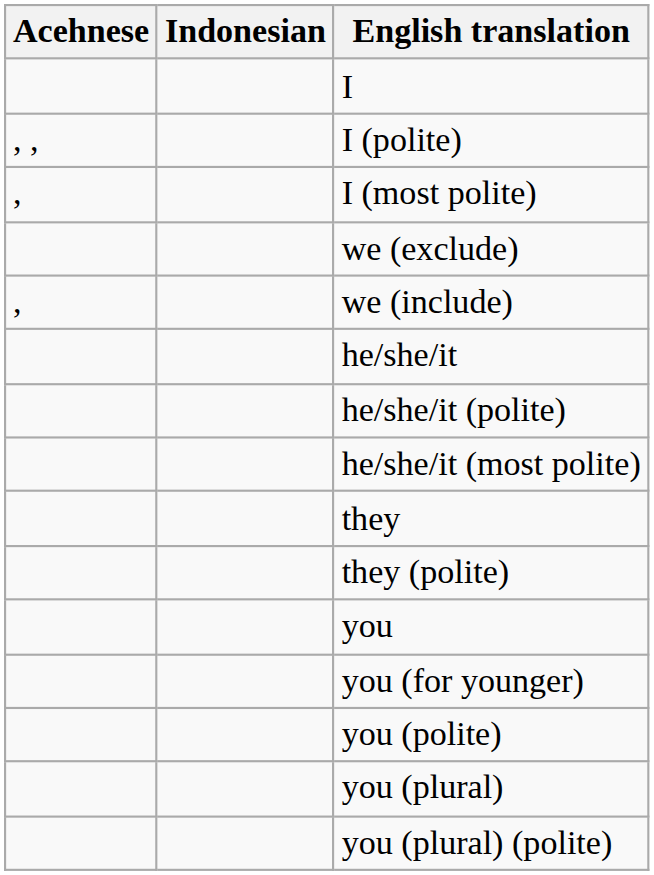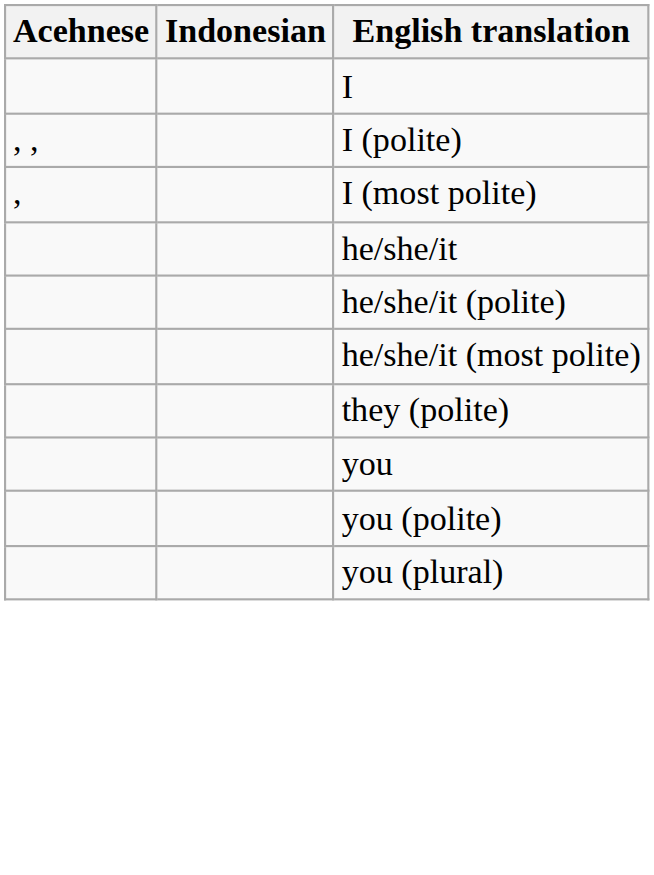- row: (430, 247)
- row: (427, 301)
- row: (371, 517)
- row: (463, 680)
- row: (477, 842)
